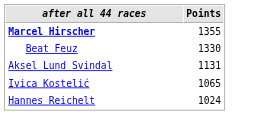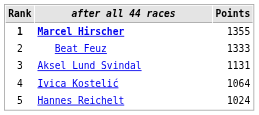+ column: (20, 14)
(209, 49) 1330 -> (239, 49) 1333
(209, 84) 1065 -> (239, 84) 1064
